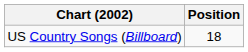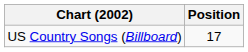(214, 36) 18 -> (214, 36) 17
